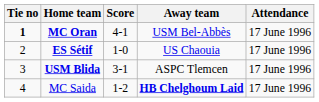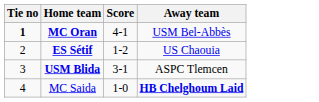- column: (280, 13)
(120, 50) 1-0 -> (120, 50) 1-2
(120, 87) 1-2 -> (120, 87) 1-0
